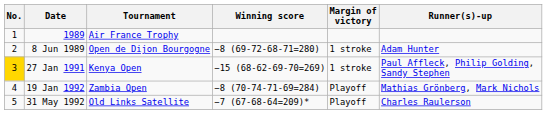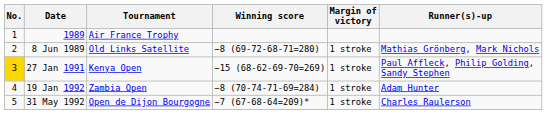(149, 50) Open de Dijon Bourgogne -> (139, 50) Old Links Satellite
(410, 50) Adam Hunter -> (460, 50) Mathias Grönberg, Mark Nichols
(348, 88) Playoff -> (350, 88) 1 stroke
(460, 88) Mathias Grönberg, Mark Nichols -> (410, 88) Adam Hunter
(139, 102) Old Links Satellite -> (149, 102) Open de Dijon Bourgogne
(348, 102) Playoff -> (350, 102) 1 stroke
